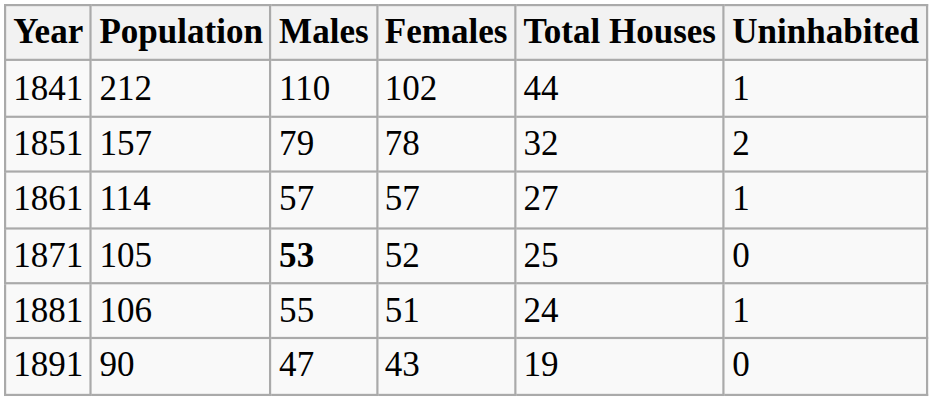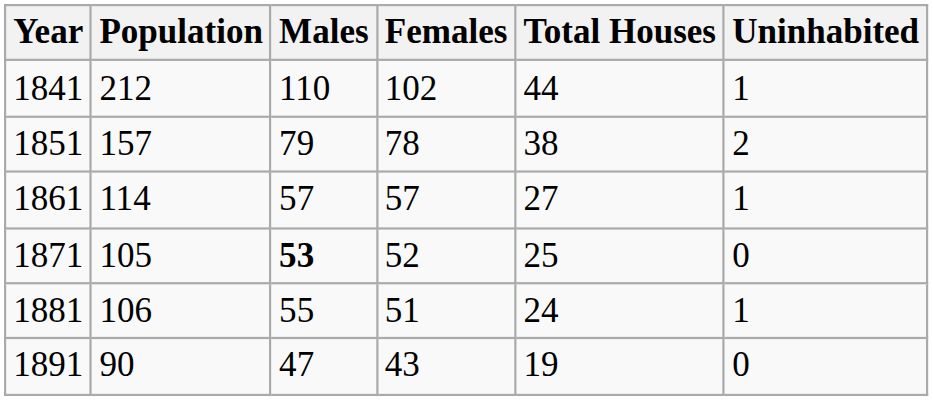(541, 143) 32 -> (541, 143) 38
